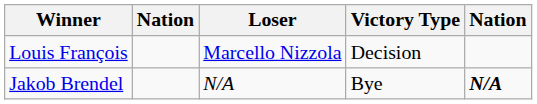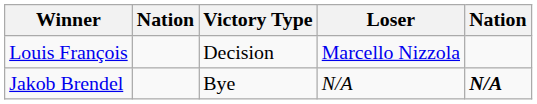columns swapped: (405, 20) <-> (272, 20)
